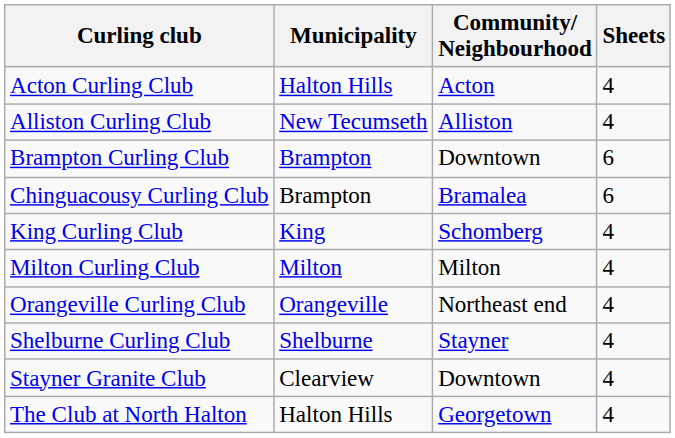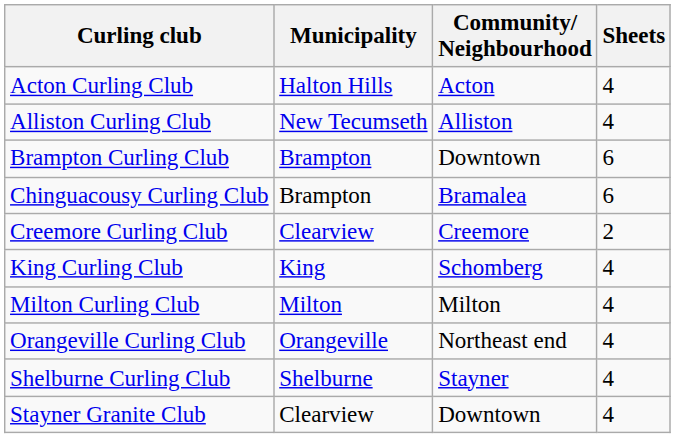+ row: (119, 231)
- row: (128, 414)
